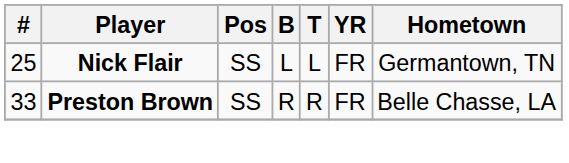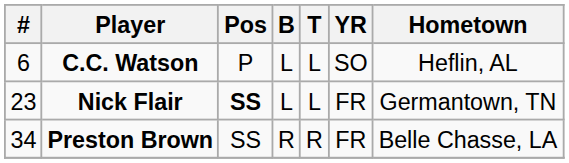+ row: (130, 62)
(23, 62) 25 -> (23, 101) 23
(246, 62) normal -> (246, 101) bold
(23, 101) 33 -> (23, 139) 34
